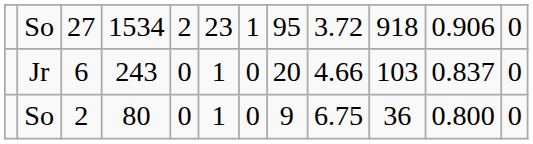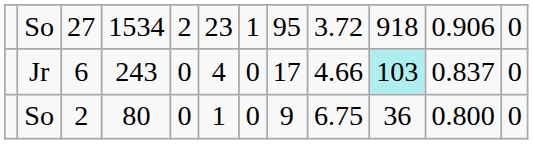(219, 71) 1 -> (219, 71) 4
(287, 71) 20 -> (287, 71) 17
(397, 71) no background -> (397, 71) paleturquoise background
